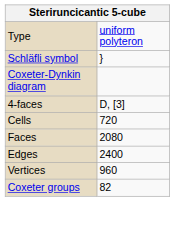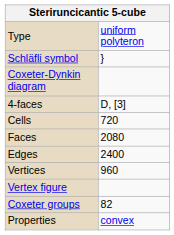+ row: (37, 187)
+ row: (32, 221)
